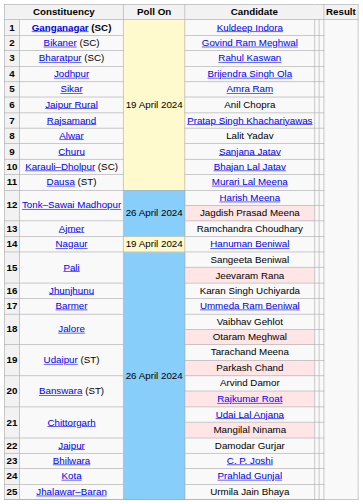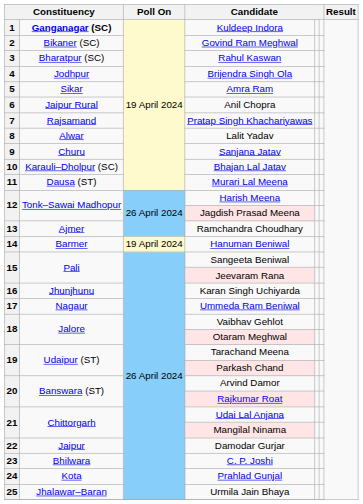(72, 244) Nagaur -> (72, 244) Barmer
(72, 306) Barmer -> (72, 306) Nagaur
